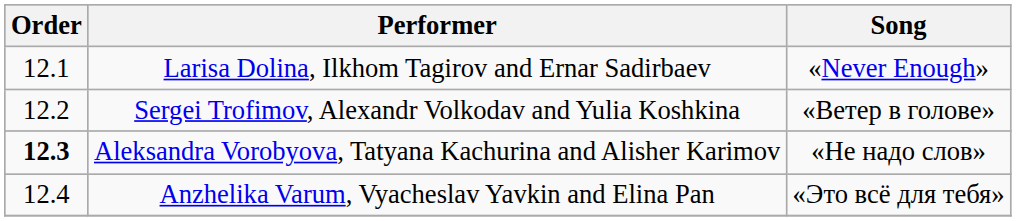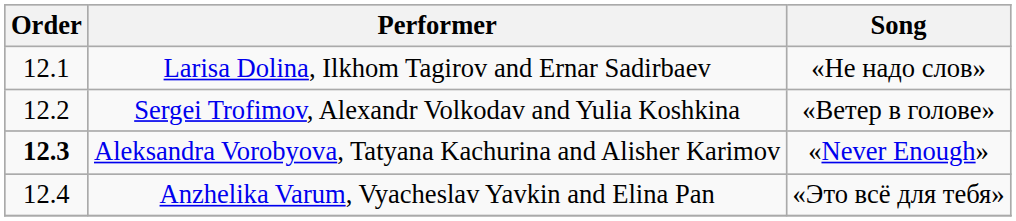(899, 67) «Never Enough» -> (899, 67) «Не надо слов»
(899, 151) «Не надо слов» -> (899, 151) «Never Enough»
